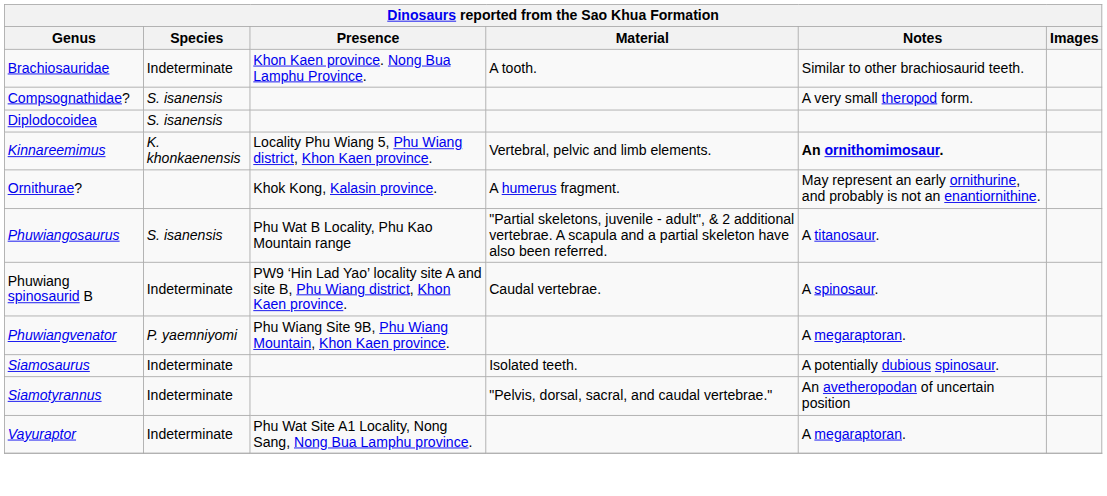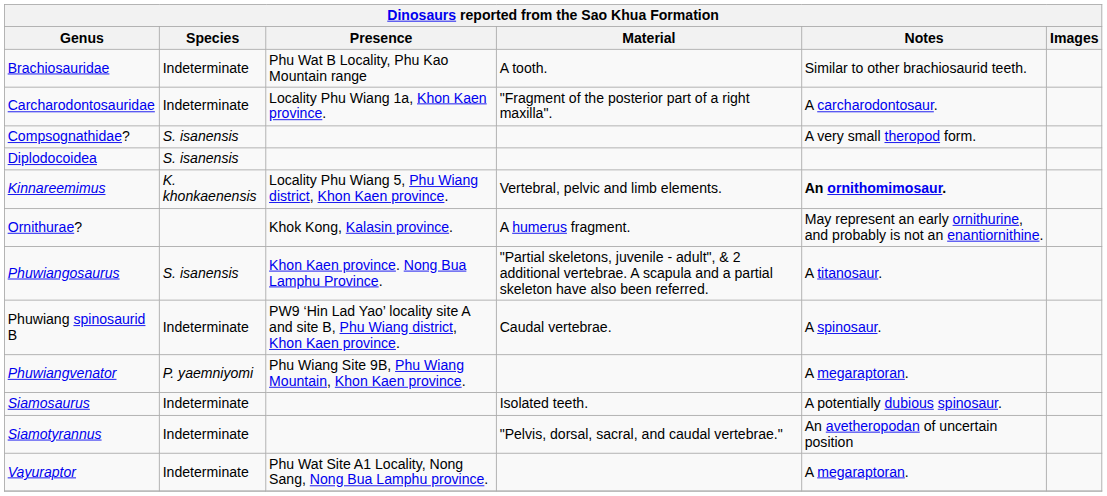(352, 68) Khon Kaen province. Nong Bua Lamphu Province. -> (359, 68) Phu Wat B Locality, Phu Kao Mountain range
+ row: (81, 106)
(343, 235) Phu Wat B Locality, Phu Kao Mountain range -> (368, 273) Khon Kaen province. Nong Bua Lamphu Province.
